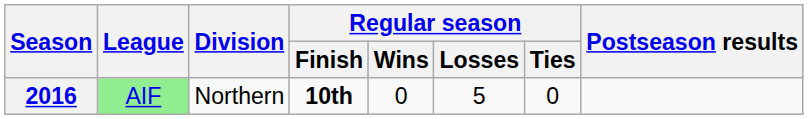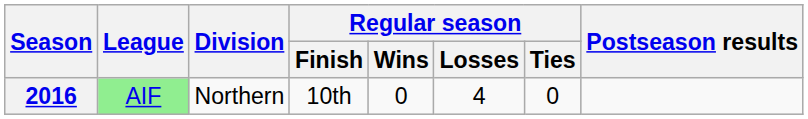(329, 96) bold -> (329, 96) normal
(479, 96) 5 -> (479, 96) 4
